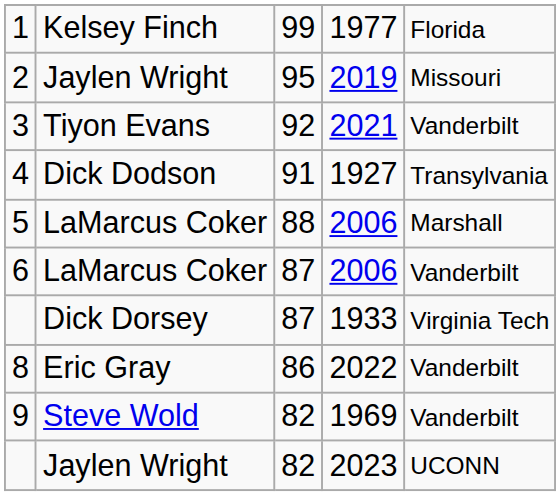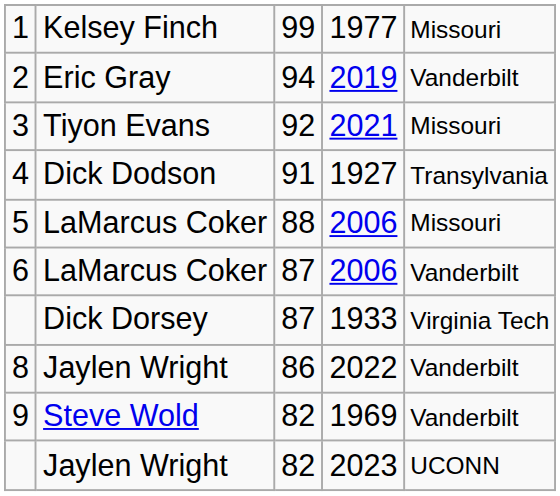(448, 29) Florida -> (456, 29) Missouri
(135, 77) Jaylen Wright -> (107, 77) Eric Gray
(298, 77) 95 -> (298, 77) 94
(456, 78) Missouri -> (464, 78) Vanderbilt
(464, 126) Vanderbilt -> (456, 126) Missouri
(456, 223) Marshall -> (456, 223) Missouri
(107, 367) Eric Gray -> (135, 367) Jaylen Wright
